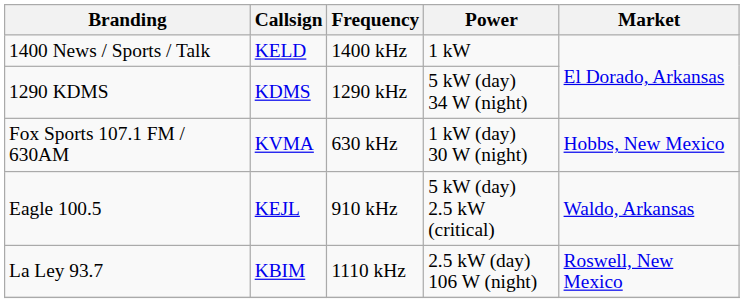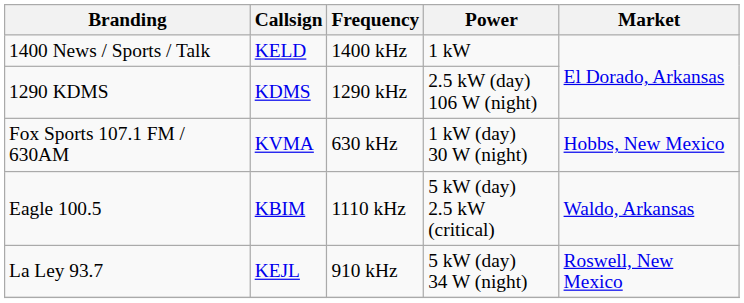(478, 92) 5 kW (day) 34 W (night) -> (483, 92) 2.5 kW (day) 106 W (night)
(277, 208) KEJL -> (280, 208) KBIM
(364, 208) 910 kHz -> (369, 208) 1110 kHz
(280, 271) KBIM -> (277, 271) KEJL
(369, 271) 1110 kHz -> (364, 271) 910 kHz
(483, 271) 2.5 kW (day) 106 W (night) -> (478, 271) 5 kW (day) 34 W (night)
